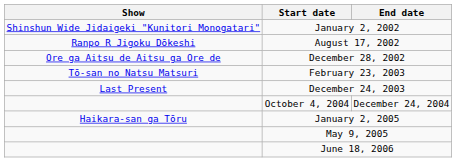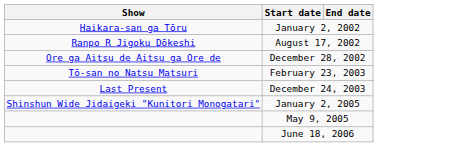(133, 27) Shinshun Wide Jidaigeki "Kunitori Monogatari" -> (133, 27) Haikara-san ga Tōru
- row: (307, 104)
(133, 119) Haikara-san ga Tōru -> (133, 104) Shinshun Wide Jidaigeki "Kunitori Monogatari"
